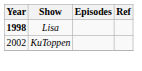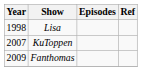(16, 27) bold -> (16, 27) normal
(16, 43) 2002 -> (16, 43) 2007
+ row: (53, 58)
